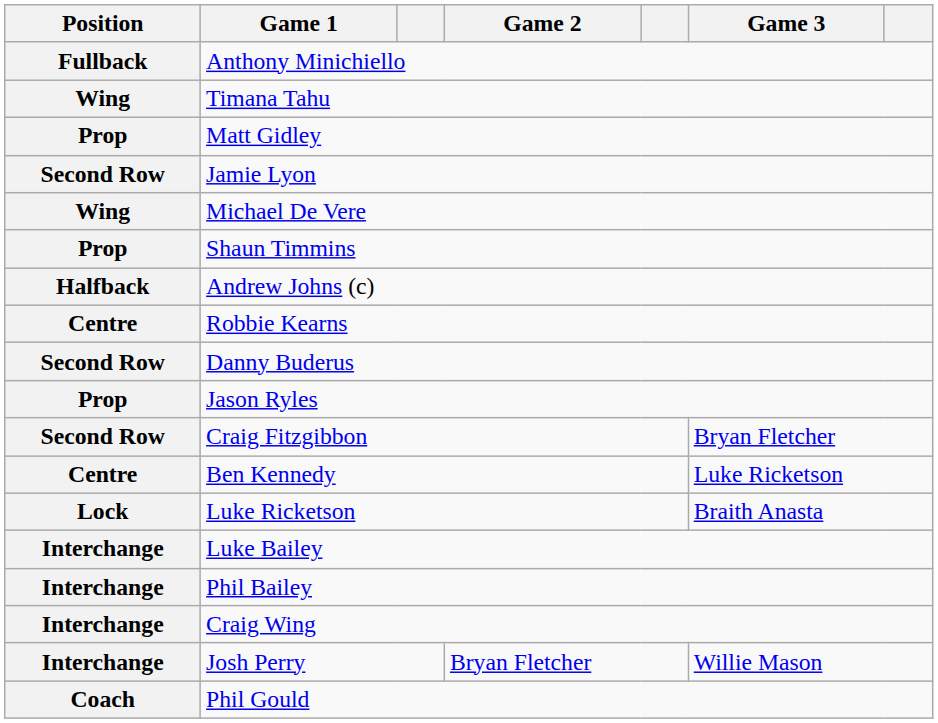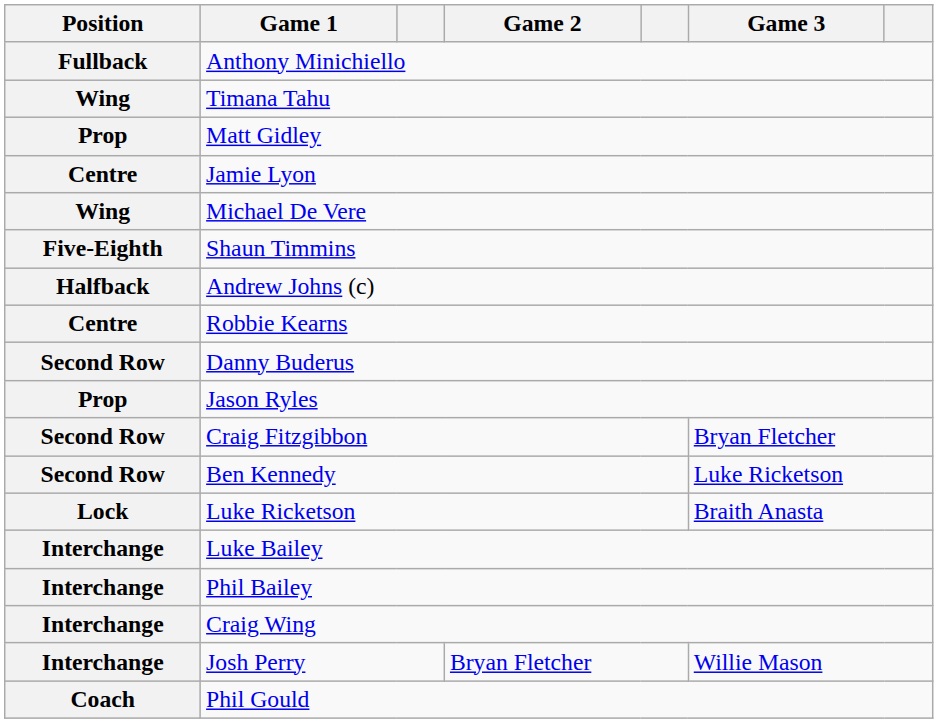(103, 173) Second Row -> (103, 173) Centre
(103, 248) Prop -> (103, 248) Five-Eighth
(103, 473) Centre -> (103, 473) Second Row
